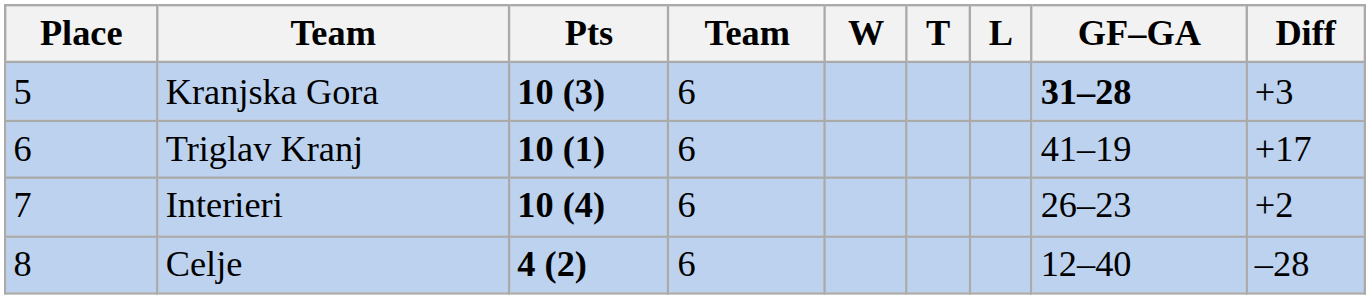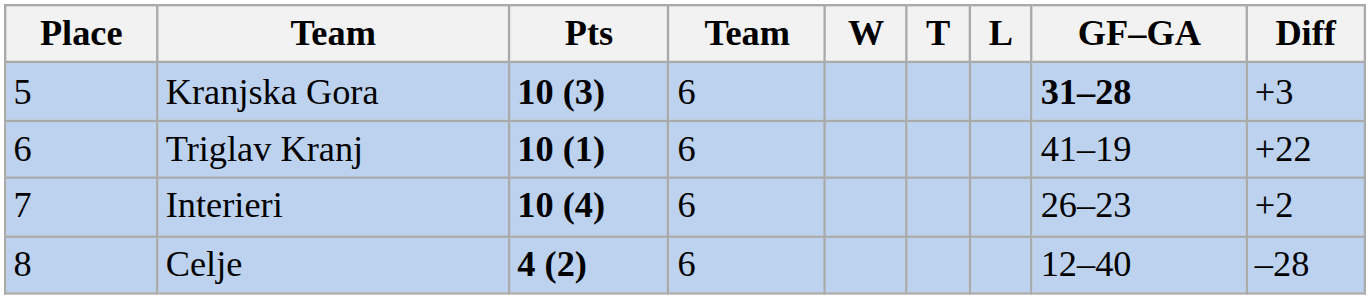(1283, 148) +17 -> (1283, 148) +22
